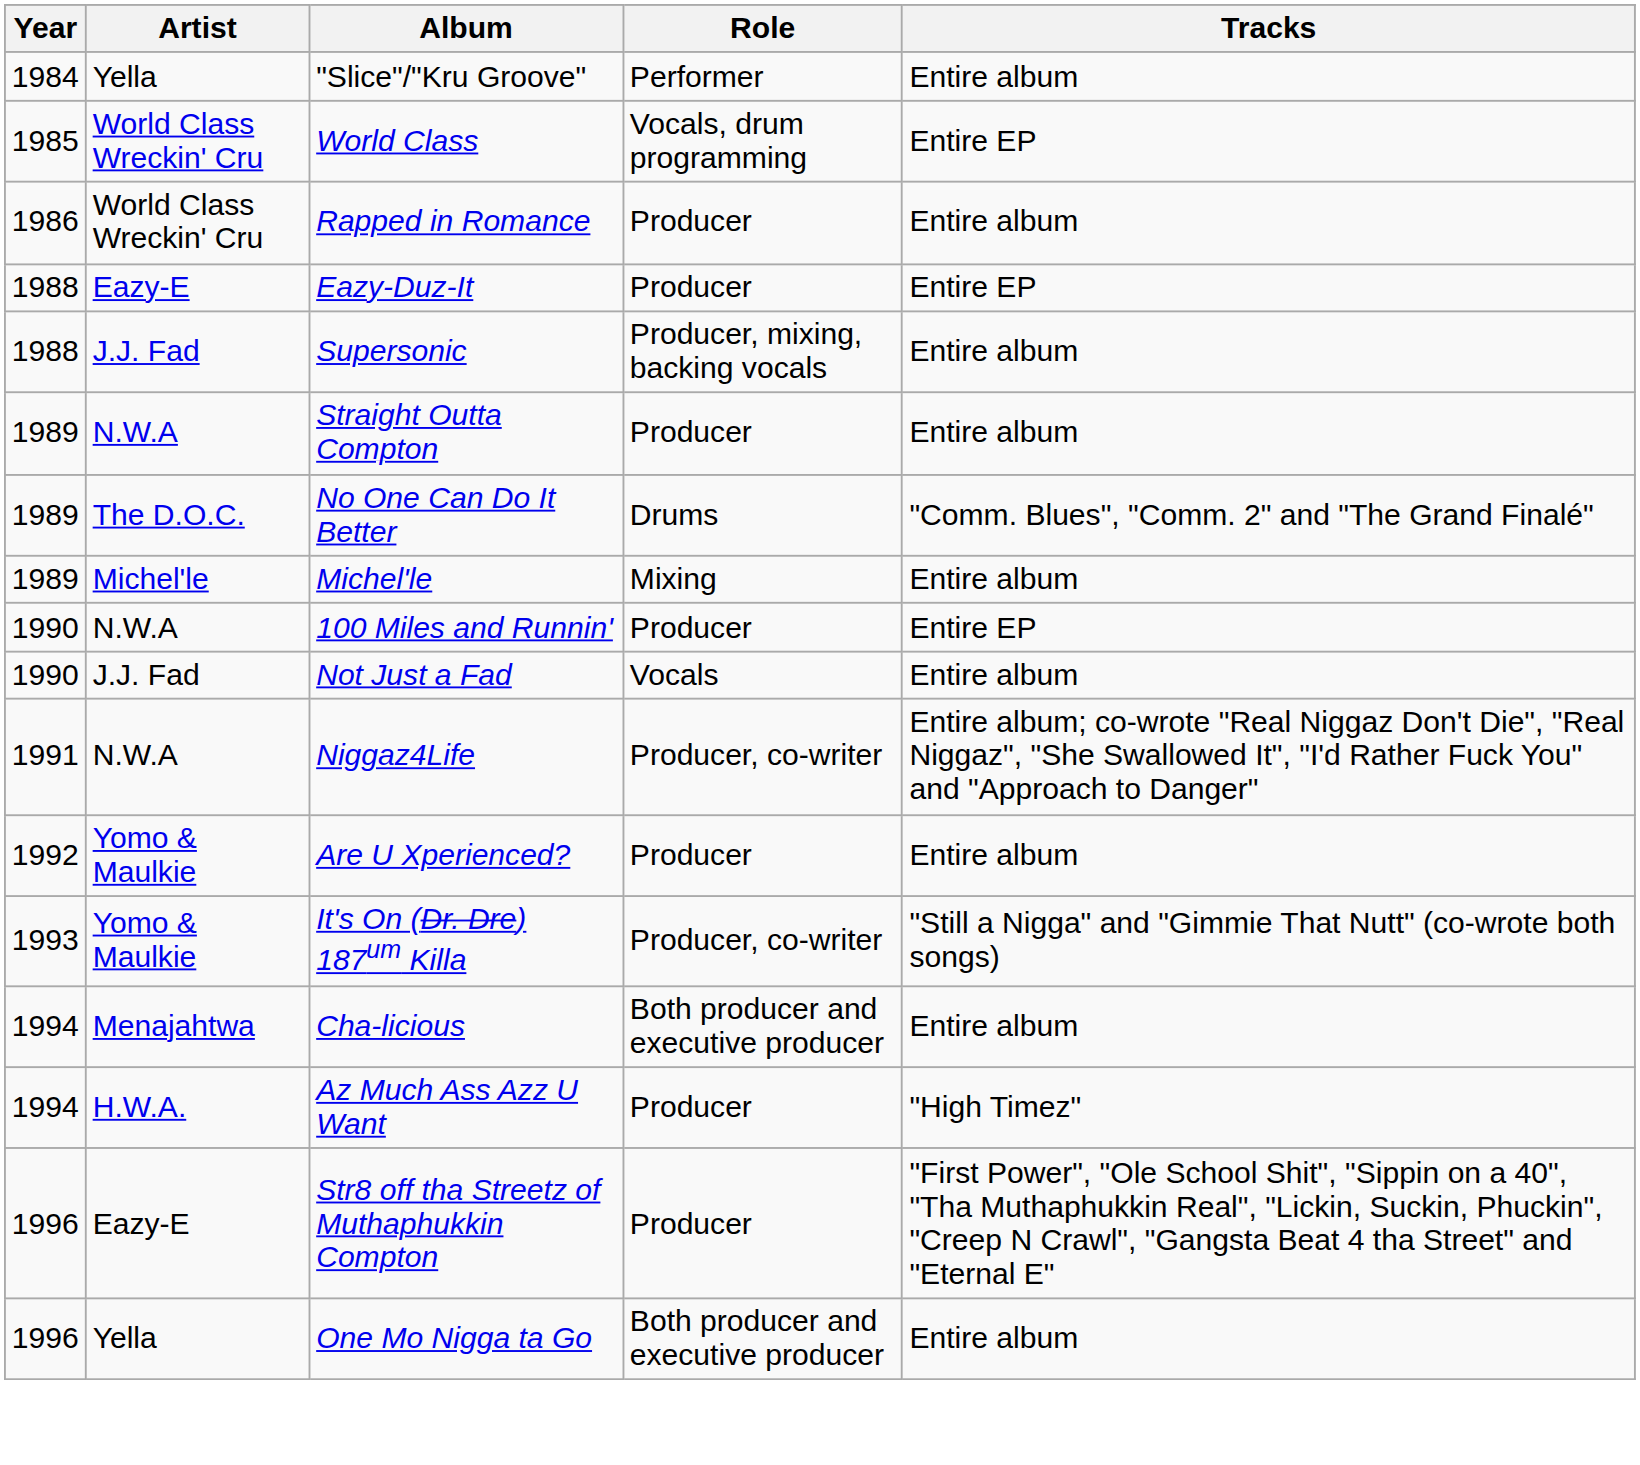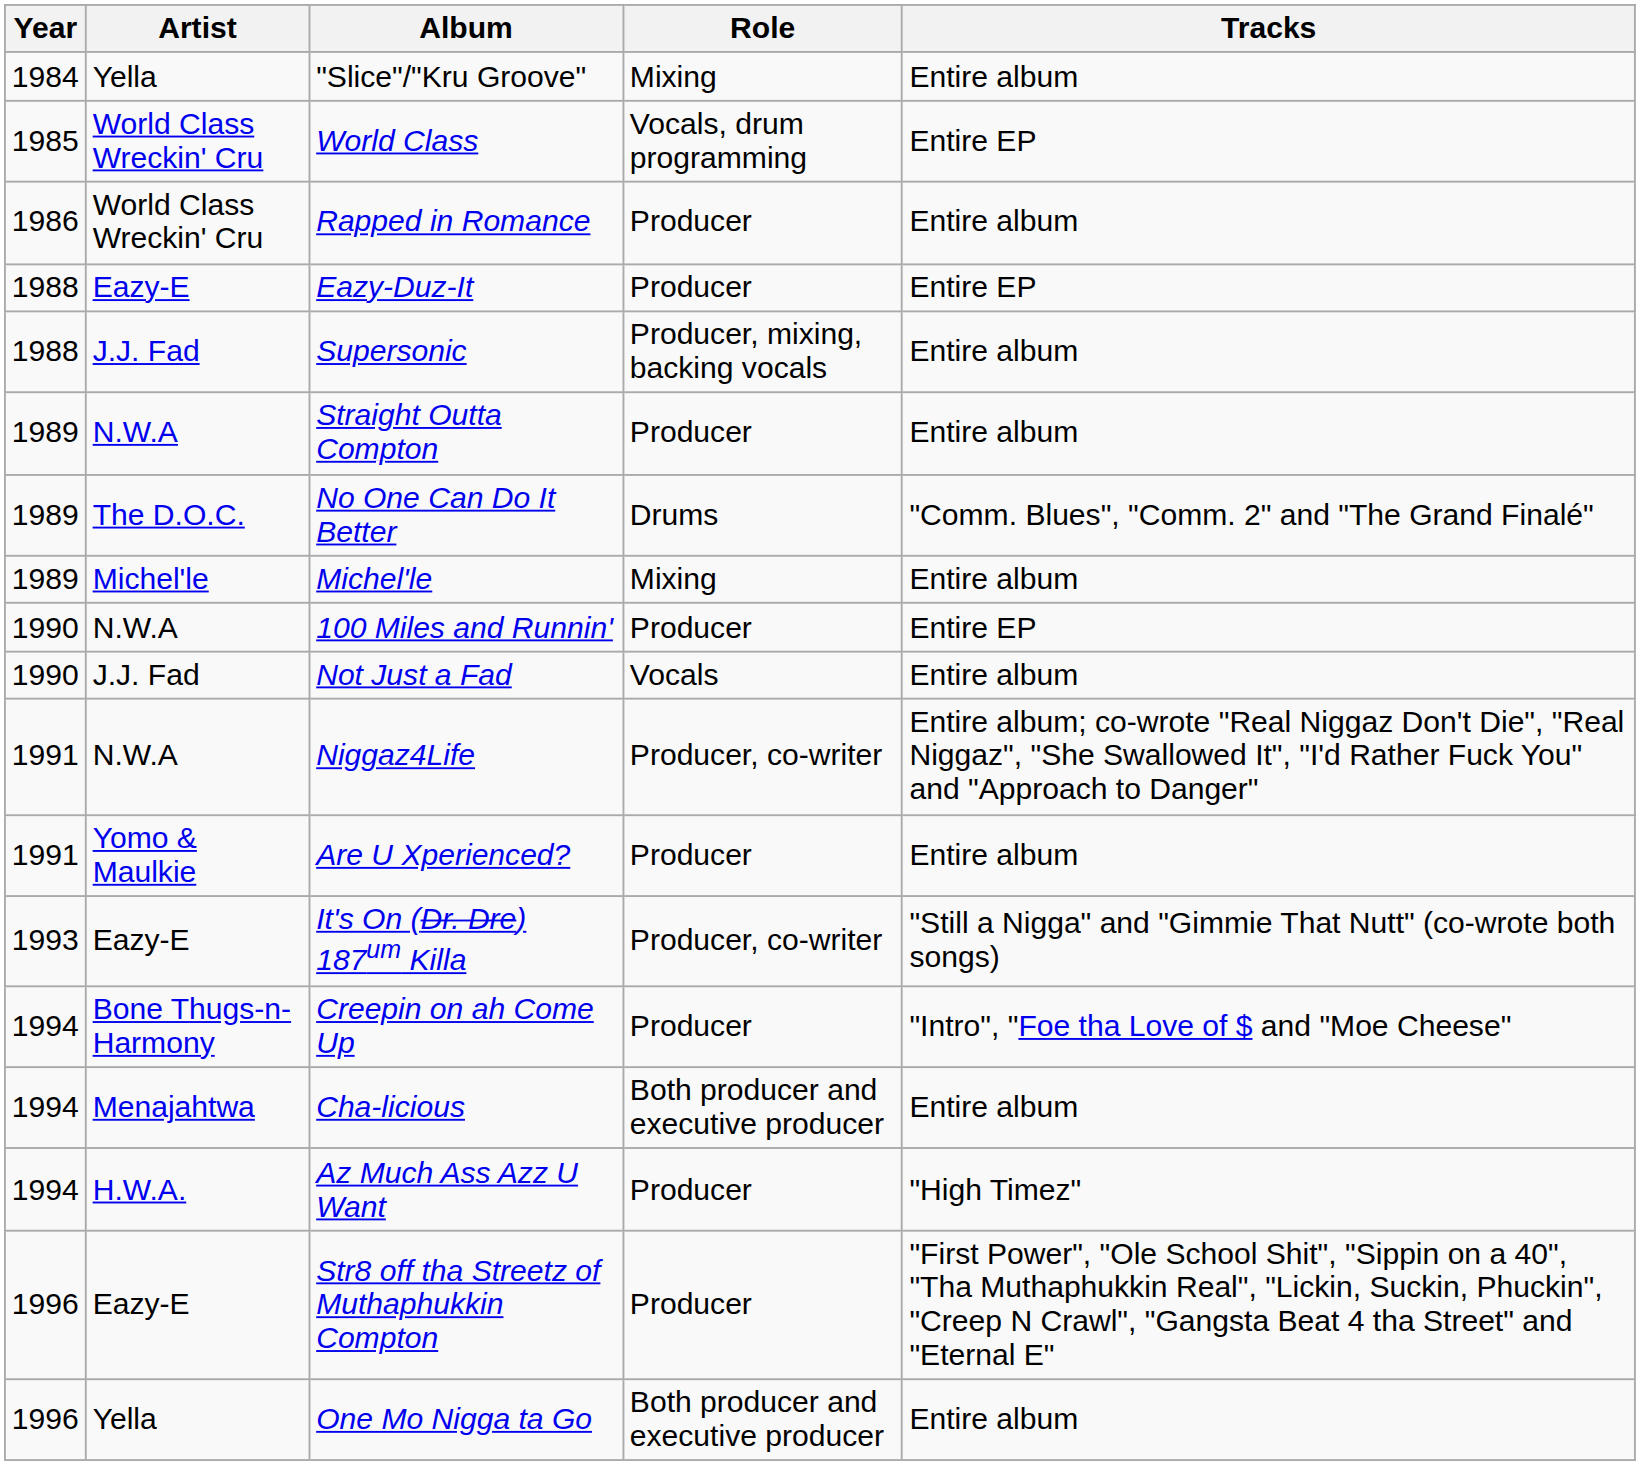(697, 76) Performer -> (673, 76) Mixing
(45, 854) 1992 -> (45, 854) 1991
(145, 940) Yomo & Maulkie -> (141, 940) Eazy-E
+ row: (455, 1025)
